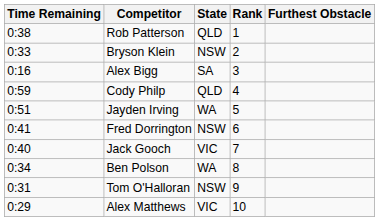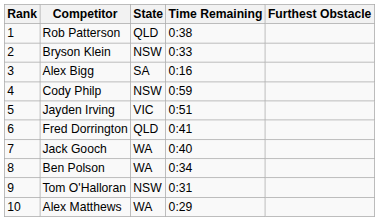columns swapped: (247, 14) <-> (54, 14)
(210, 91) QLD -> (147, 91) NSW
(207, 110) WA -> (143, 110) VIC
(211, 129) NSW -> (146, 129) QLD
(207, 149) VIC -> (143, 149) WA
(207, 206) VIC -> (143, 206) WA
